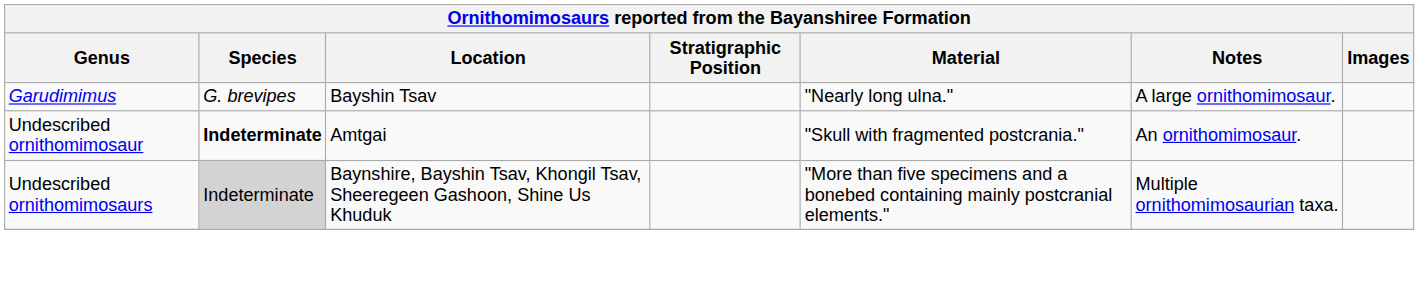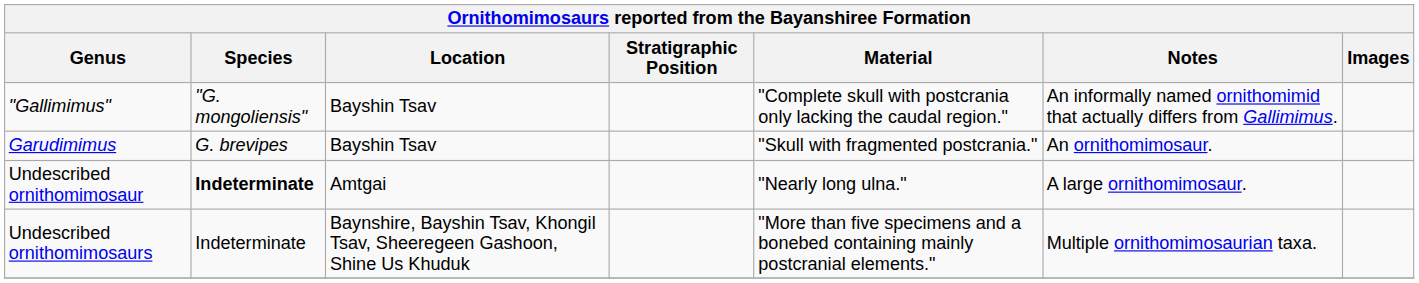+ row: (60, 106)
(879, 96) "Nearly long ulna." -> (898, 145) "Skull with fragmented postcrania."
(1236, 96) A large ornithomimosaur. -> (1130, 145) An ornithomimosaur.
(944, 135) "Skull with fragmented postcrania." -> (833, 184) "Nearly long ulna."
(1218, 135) An ornithomimosaur. -> (1147, 184) A large ornithomimosaur.
(259, 194) lightgrey background -> (251, 243) no background
